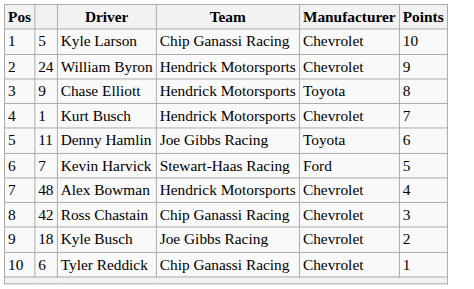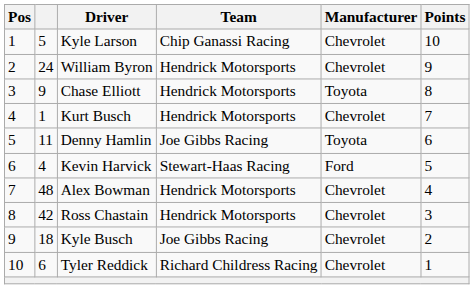(42, 165) 7 -> (42, 165) 4
(225, 214) Chip Ganassi Racing -> (228, 214) Hendrick Motorsports
(225, 263) Chip Ganassi Racing -> (239, 263) Richard Childress Racing
